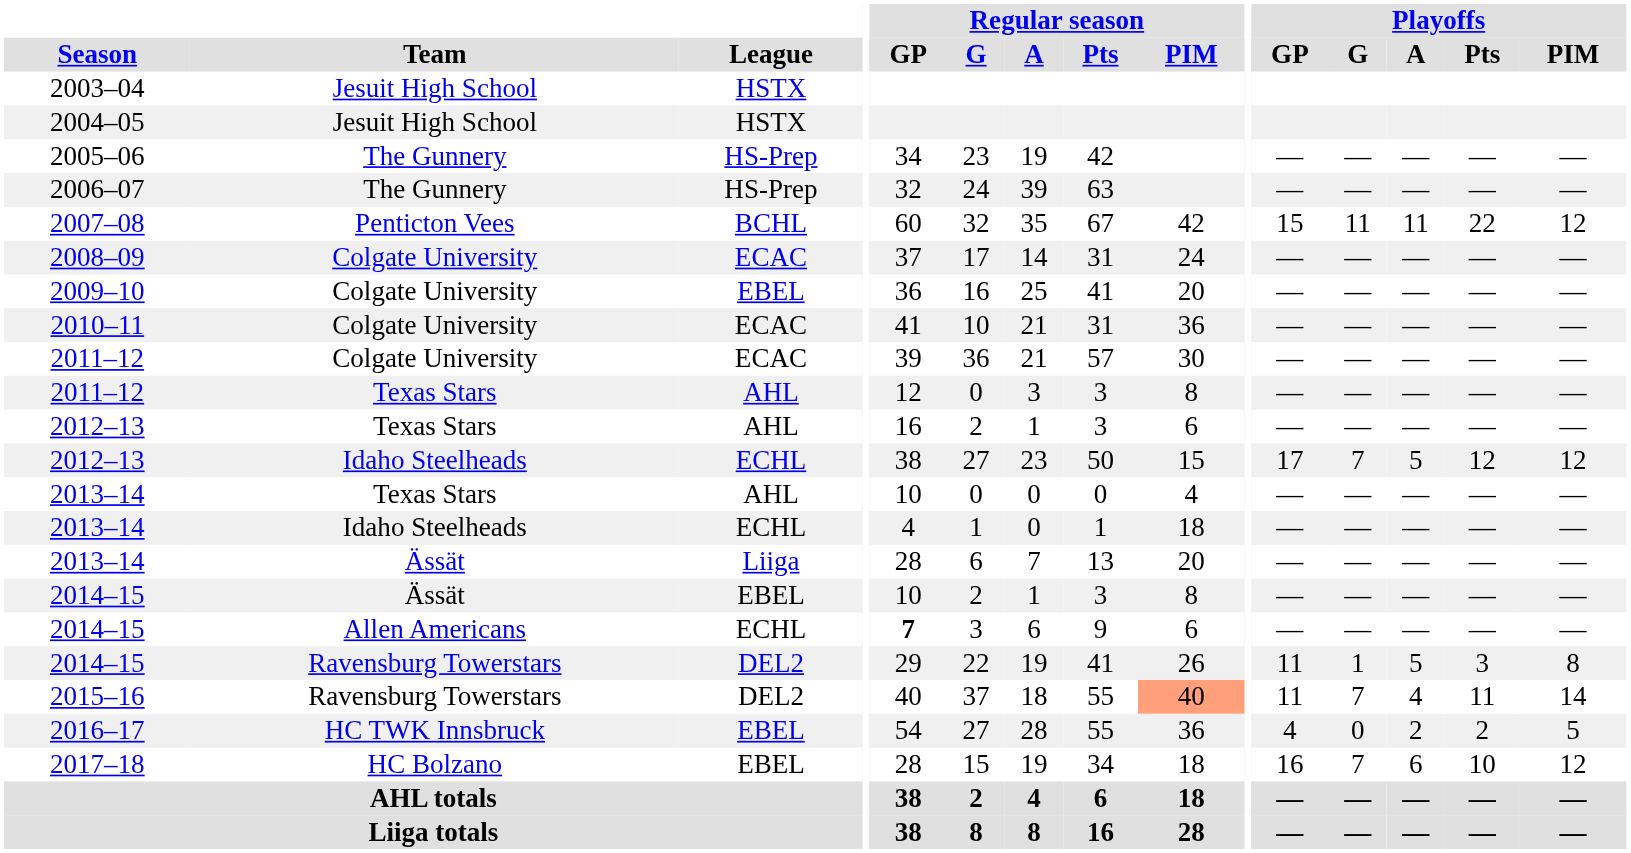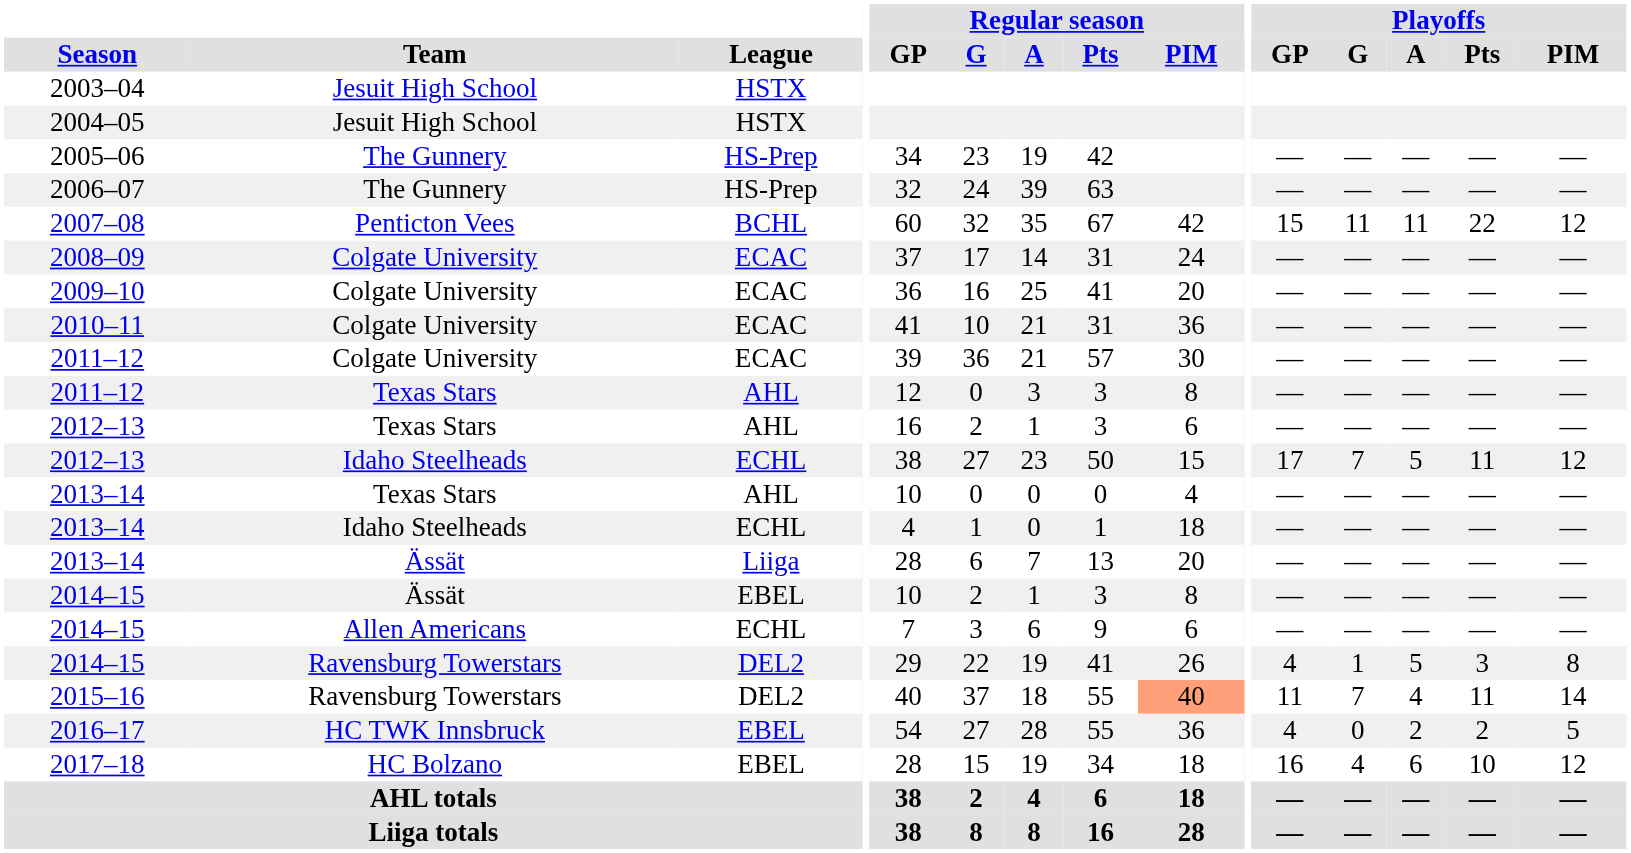(771, 290) EBEL -> (771, 290) ECAC
(1482, 459) 12 -> (1482, 459) 11
(908, 628) bold -> (908, 628) normal
(1290, 662) 11 -> (1290, 662) 4
(1358, 764) 7 -> (1358, 764) 4
